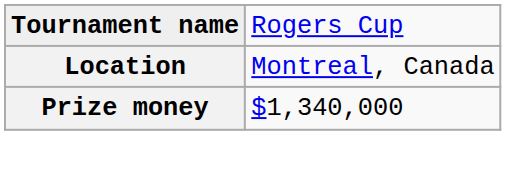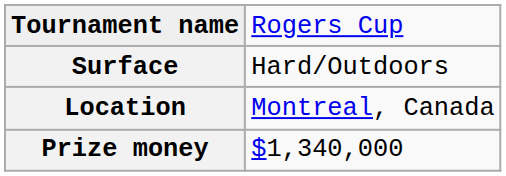+ row: (125, 67)
